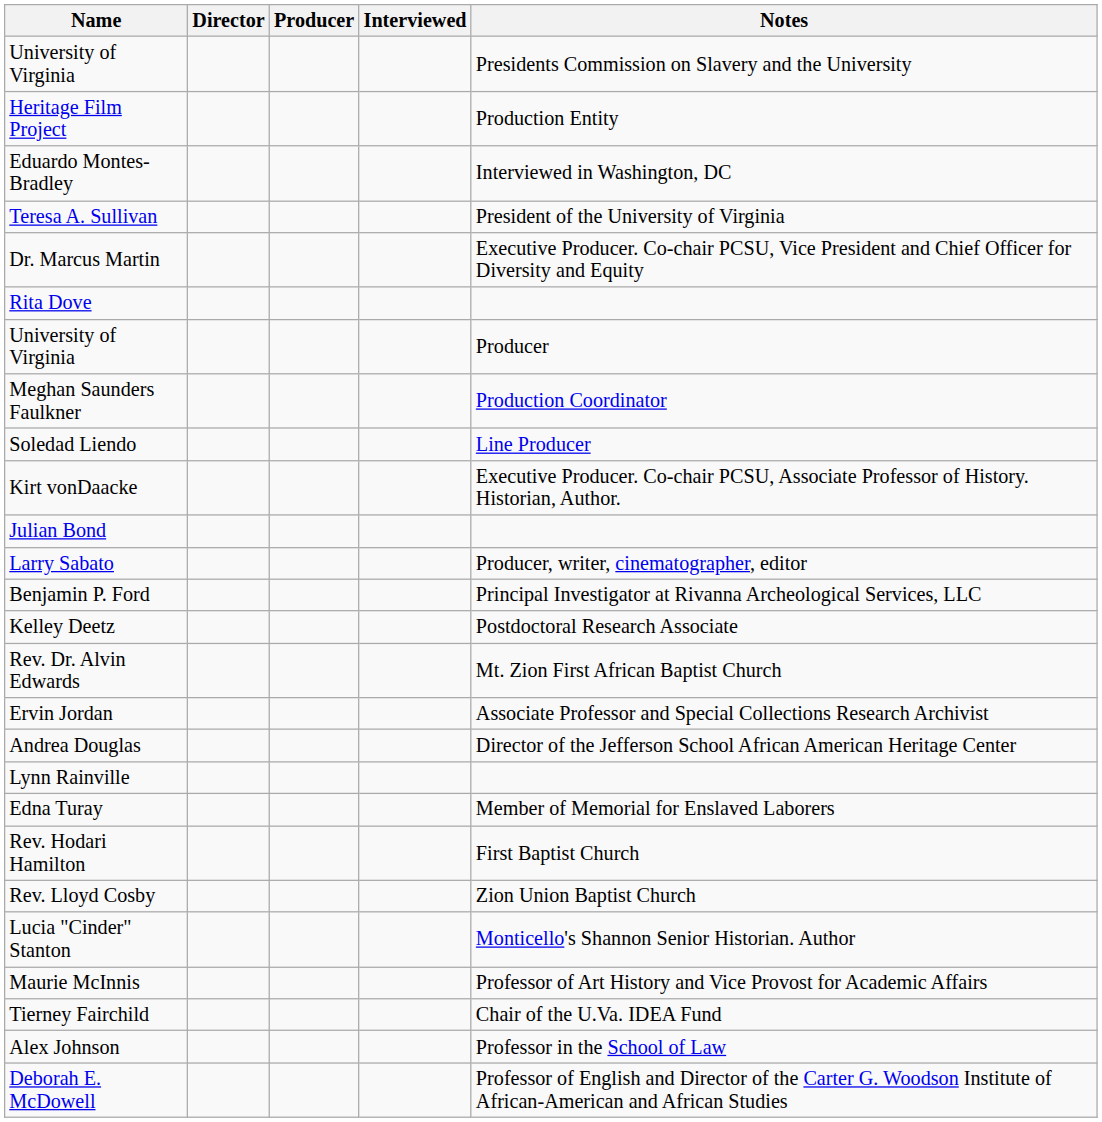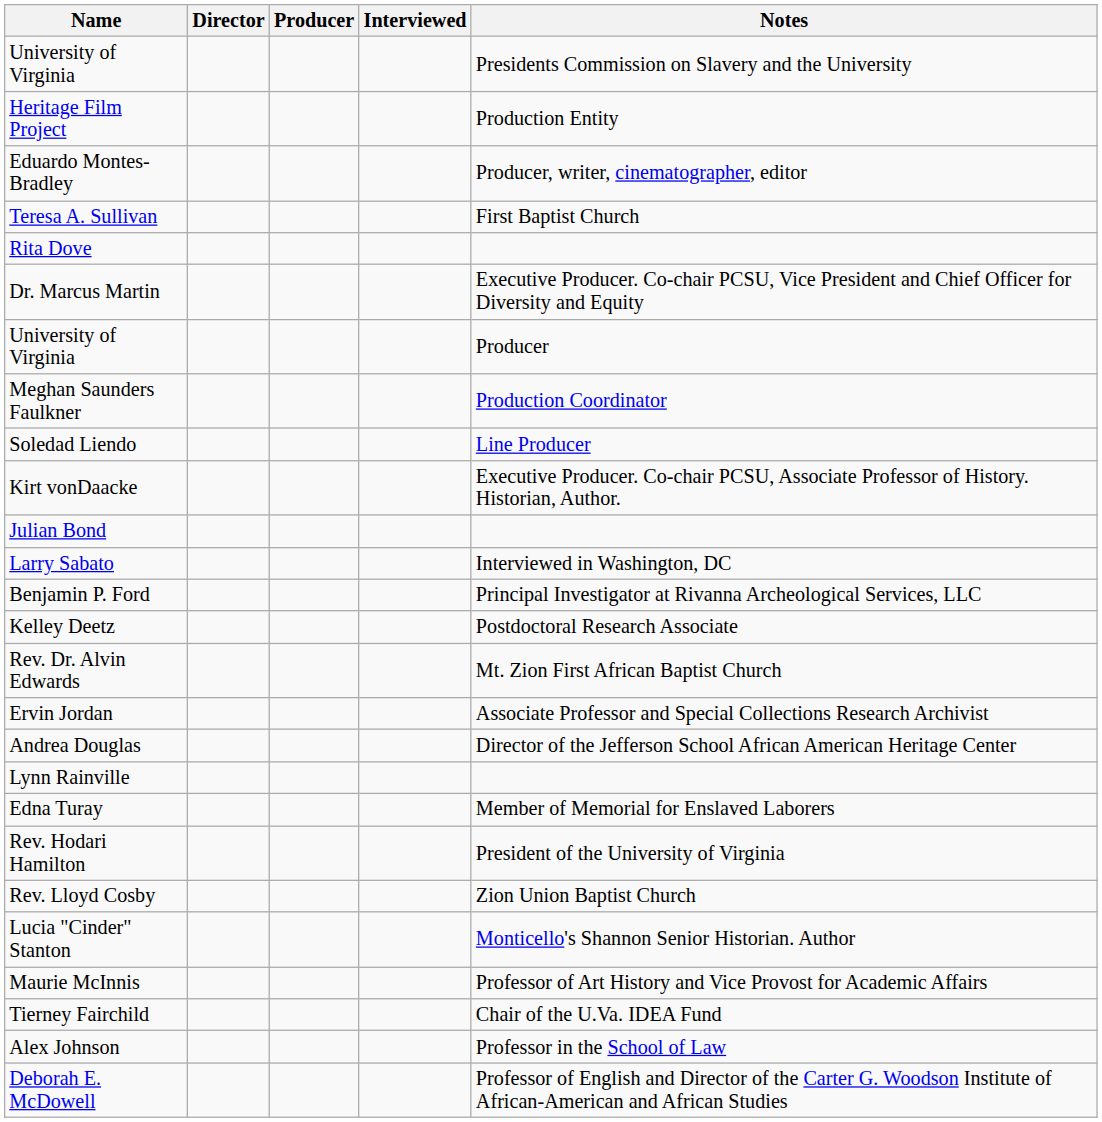(604, 173) Interviewed in Washington, DC -> (641, 173) Producer, writer, cinematographer, editor
(630, 216) President of the University of Virginia -> (558, 216) First Baptist Church
rows swapped: (85, 259) <-> (50, 303)
(641, 562) Producer, writer, cinematographer, editor -> (604, 562) Interviewed in Washington, DC
(558, 852) First Baptist Church -> (630, 852) President of the University of Virginia
